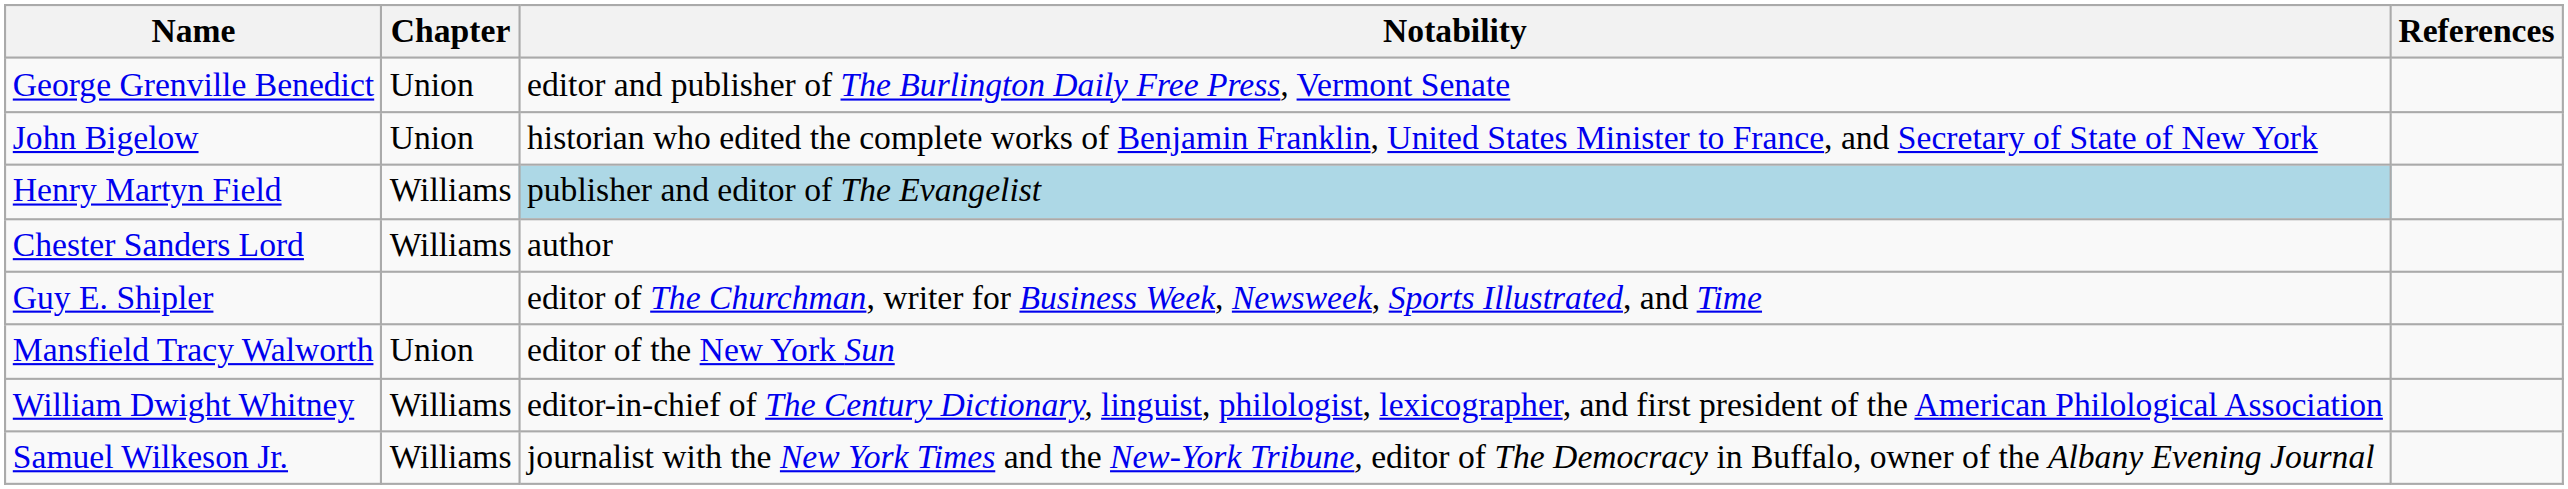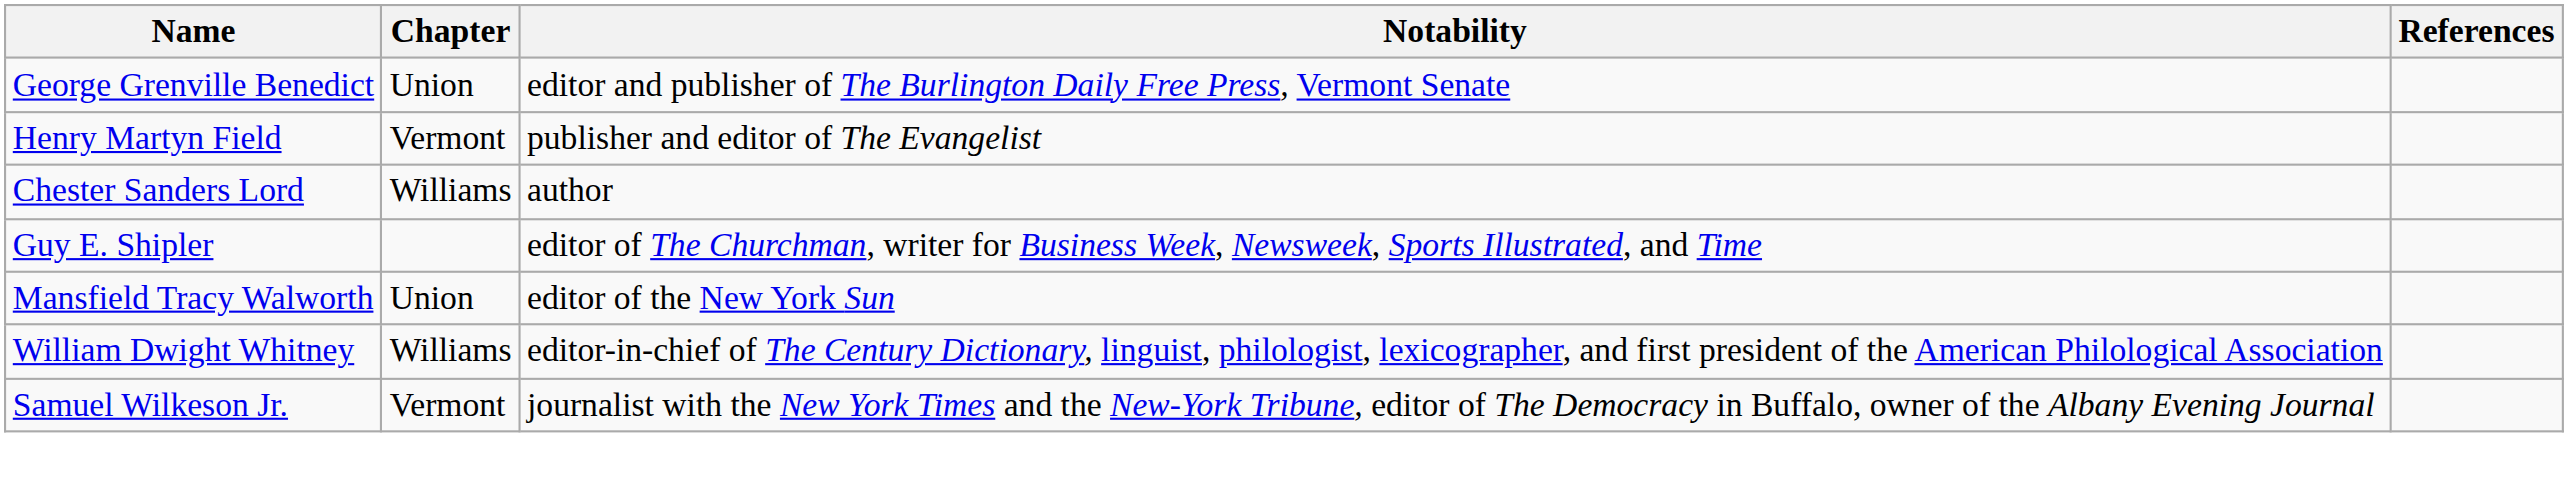- row: (106, 137)
(451, 191) Williams -> (448, 137) Vermont
(784, 191) lightblue background -> (784, 137) no background
(451, 457) Williams -> (448, 404) Vermont
